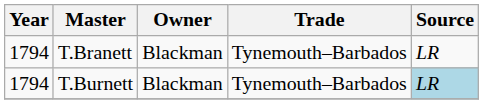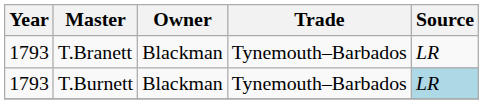(29, 51) 1794 -> (29, 51) 1793
(29, 83) 1794 -> (29, 83) 1793
